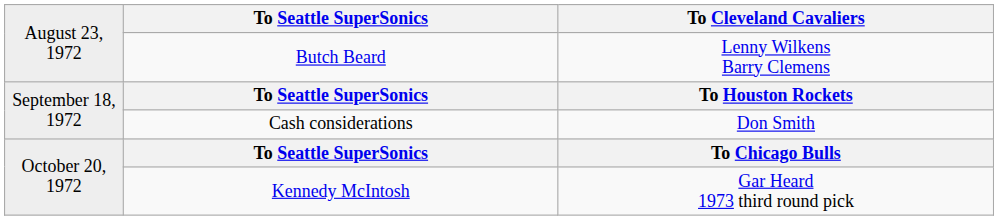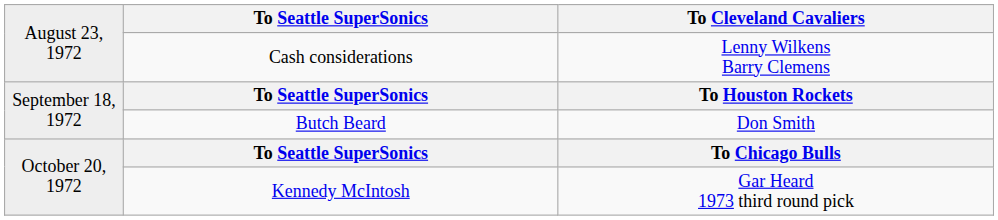(341, 57) Butch Beard -> (341, 57) Cash considerations
(341, 124) Cash considerations -> (341, 124) Butch Beard
